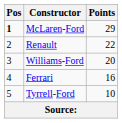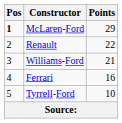(110, 61) 20 -> (110, 61) 21
